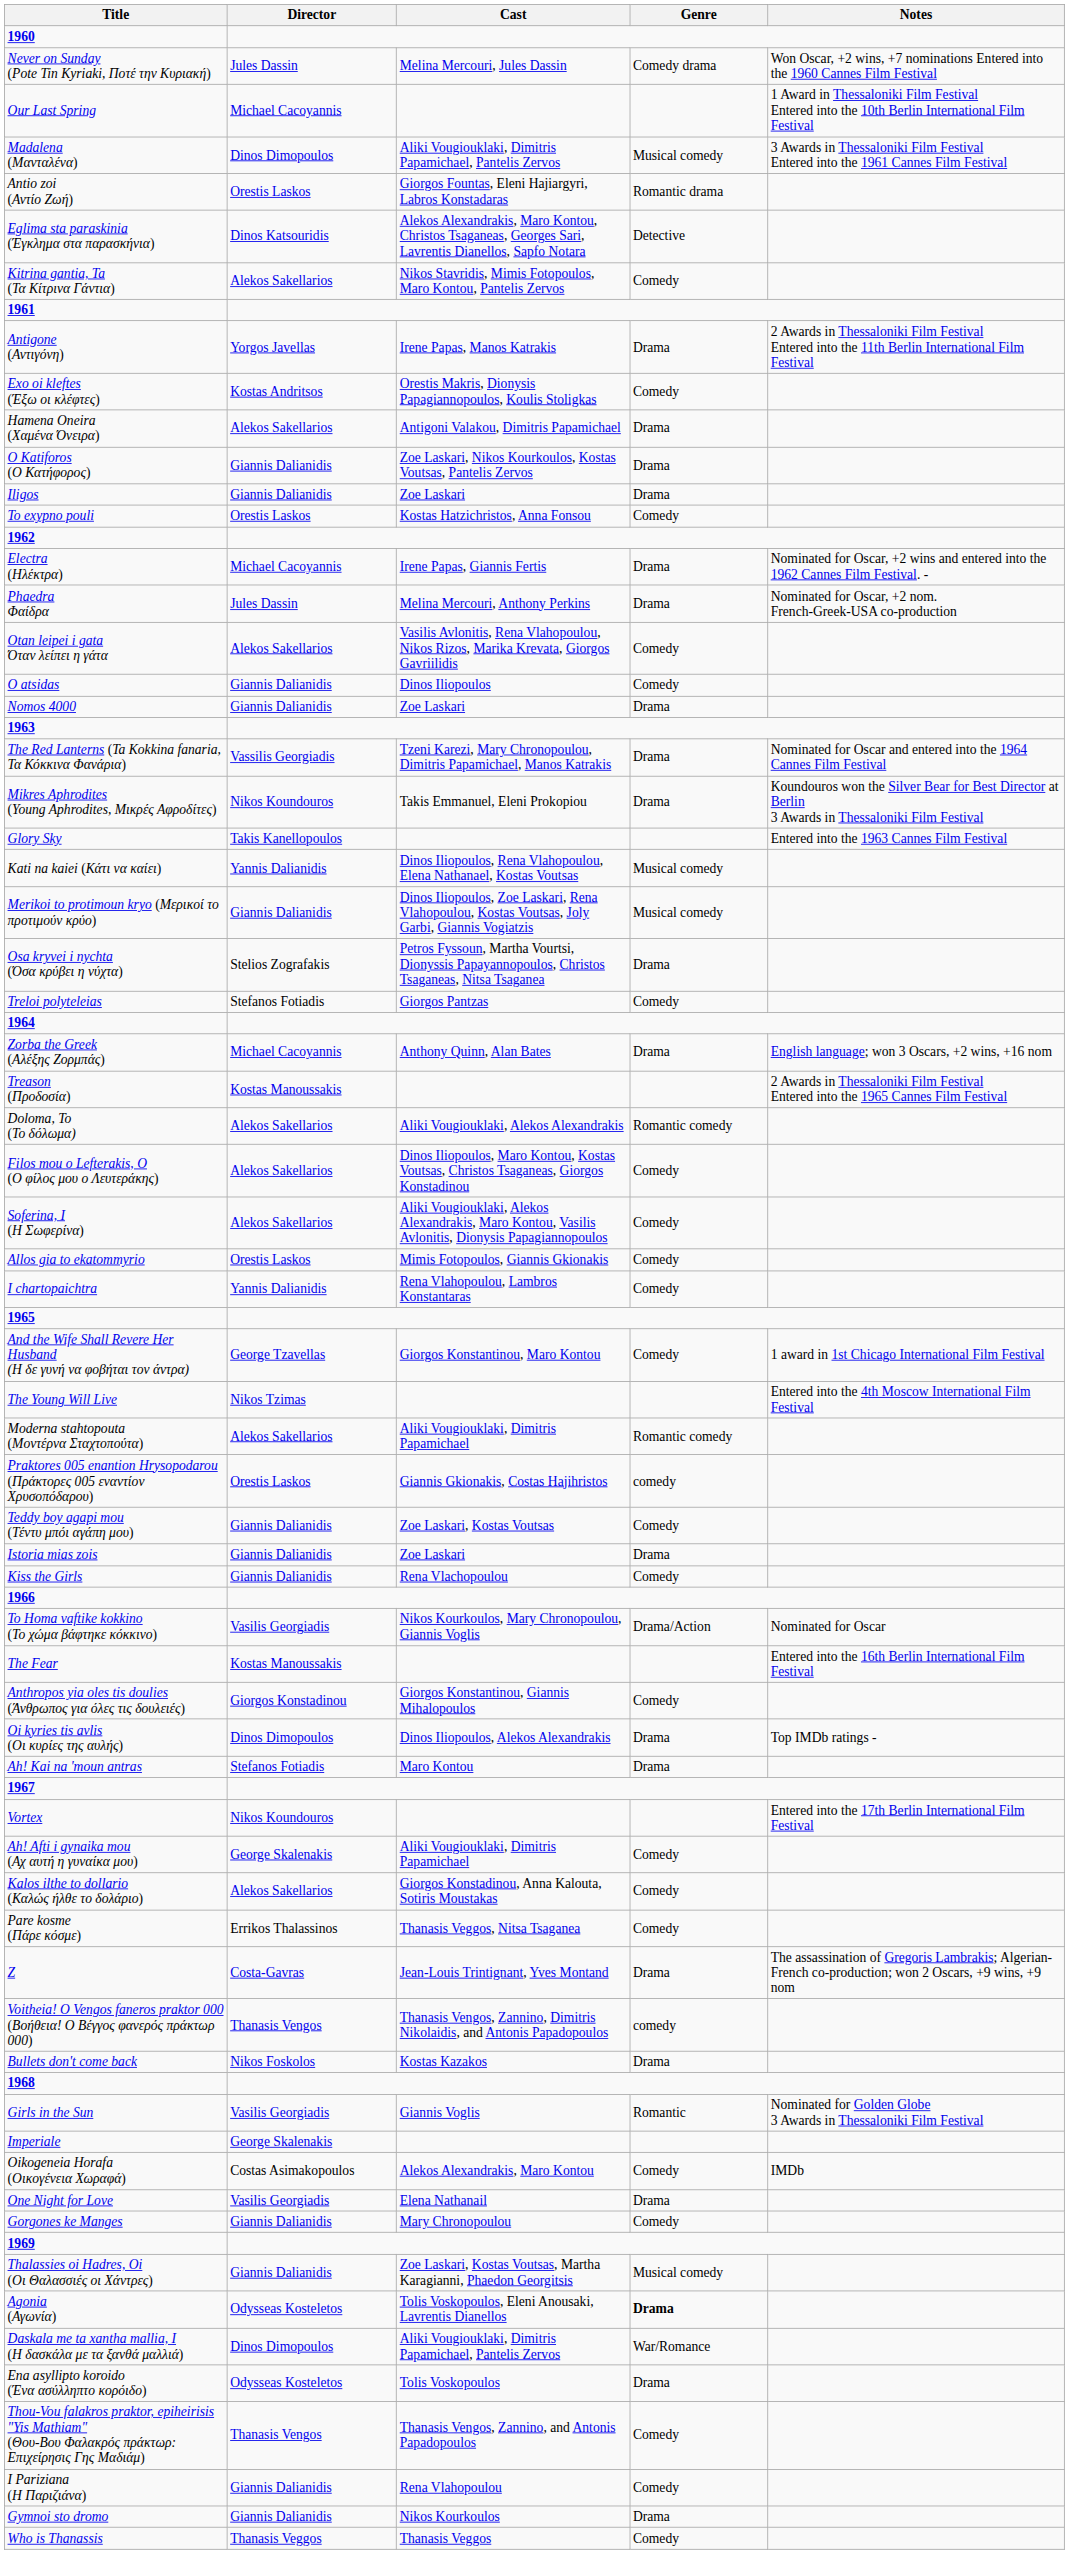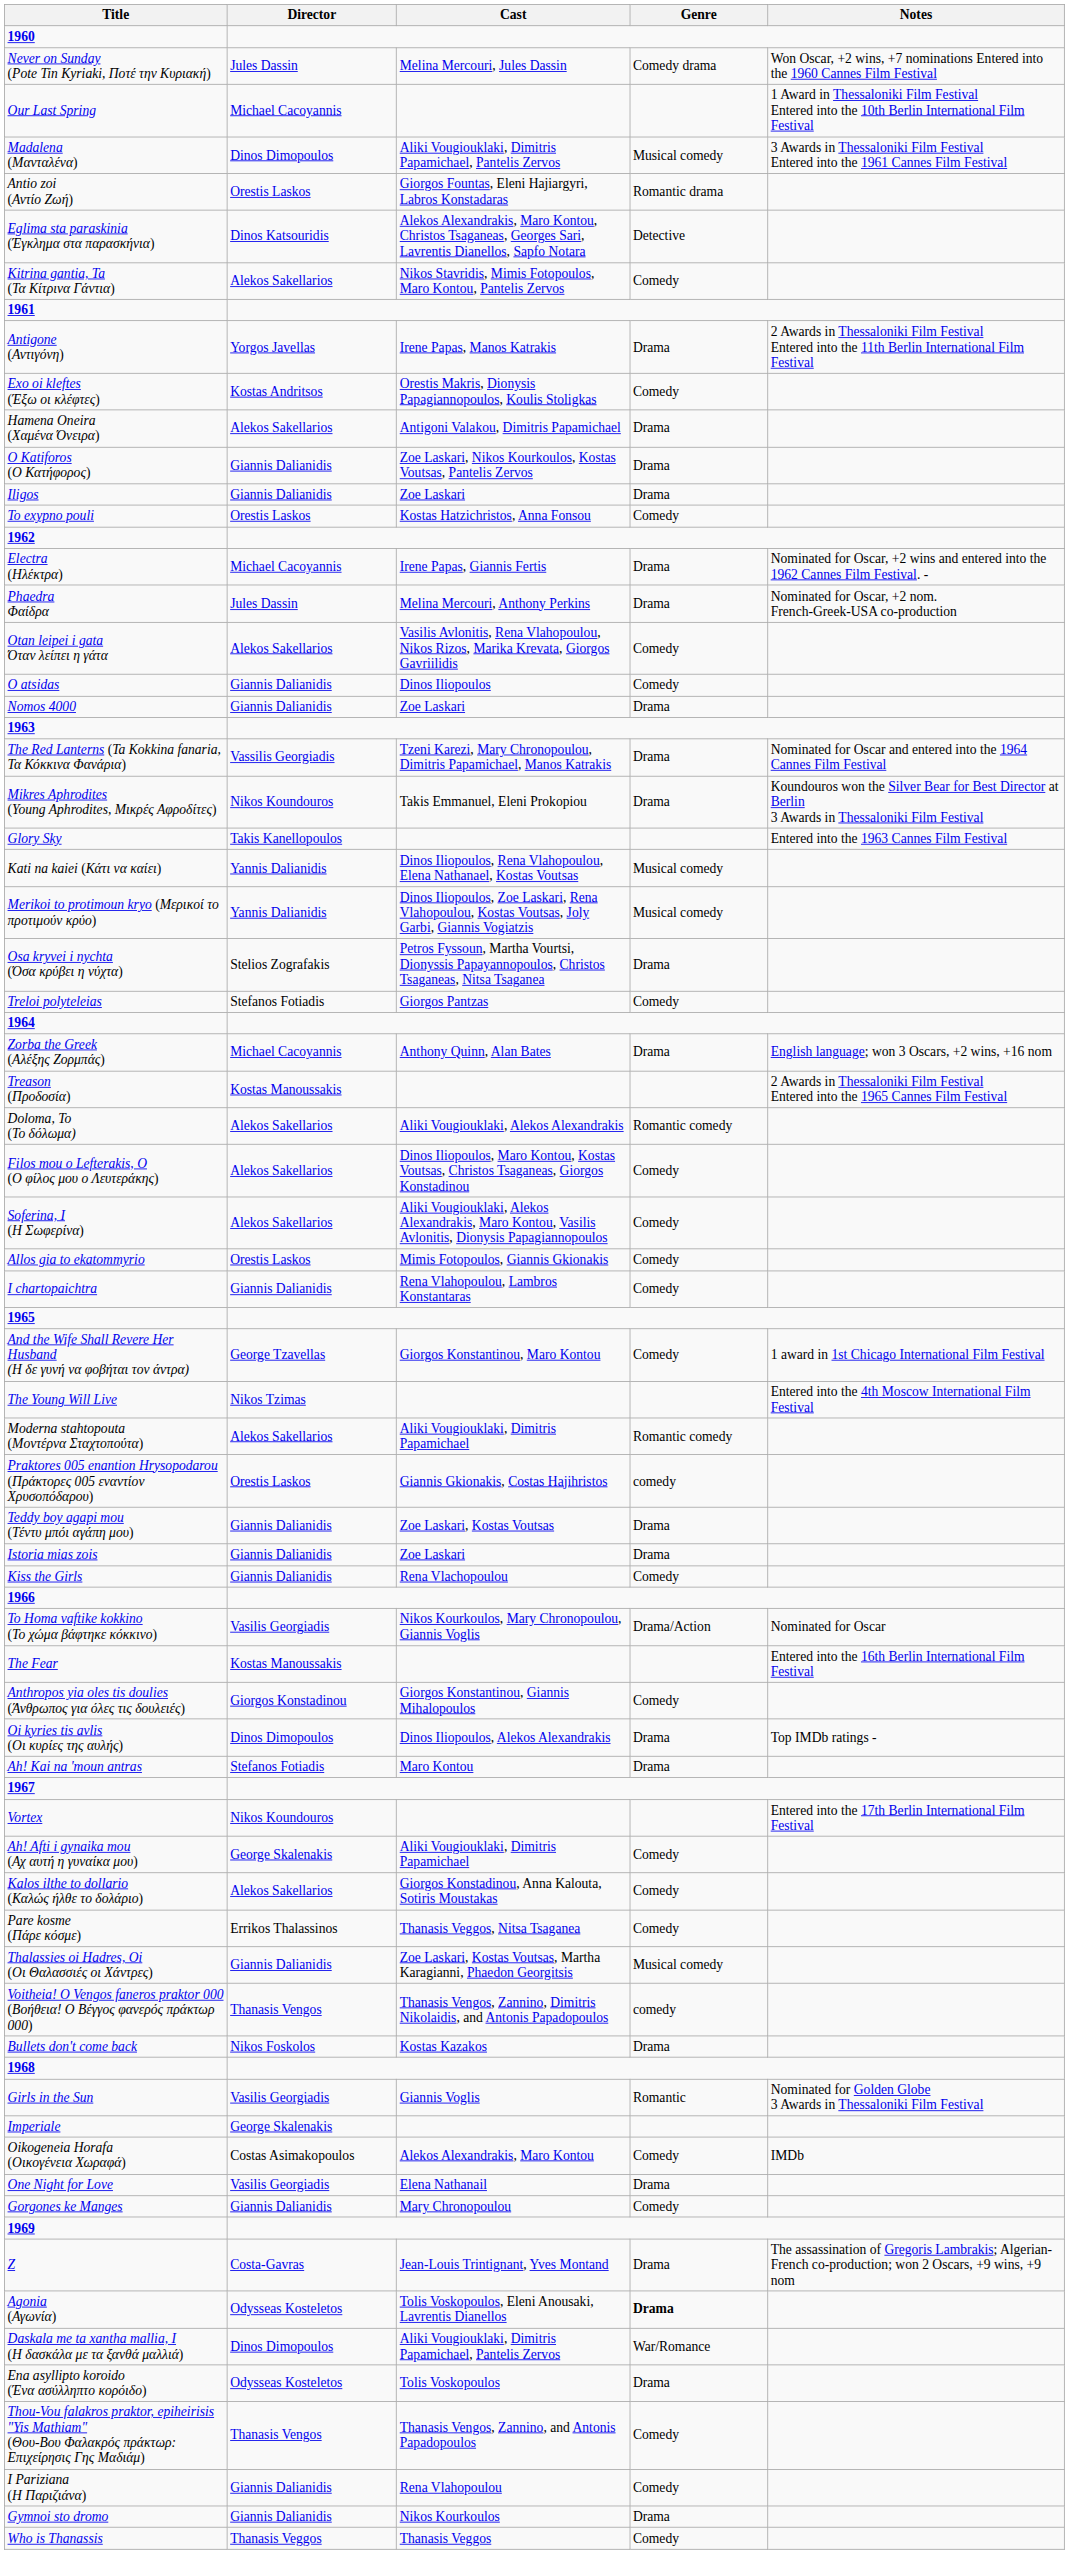(281, 912) Giannis Dalianidis -> (278, 912) Yannis Dalianidis
(278, 1289) Yannis Dalianidis -> (281, 1289) Giannis Dalianidis
(656, 1525) Comedy -> (651, 1525) Drama
rows swapped: (80, 2272) <-> (11, 1972)
